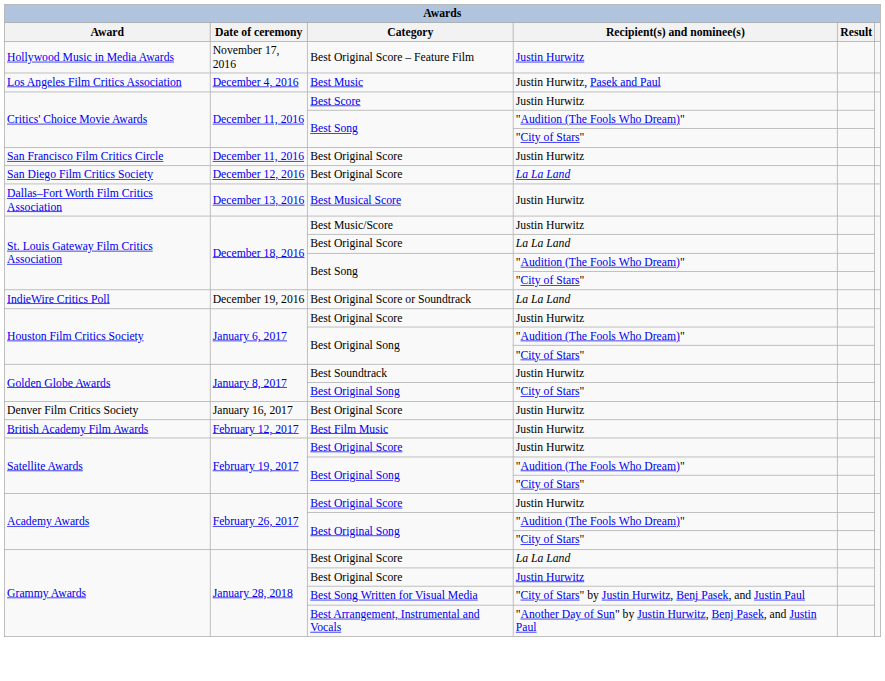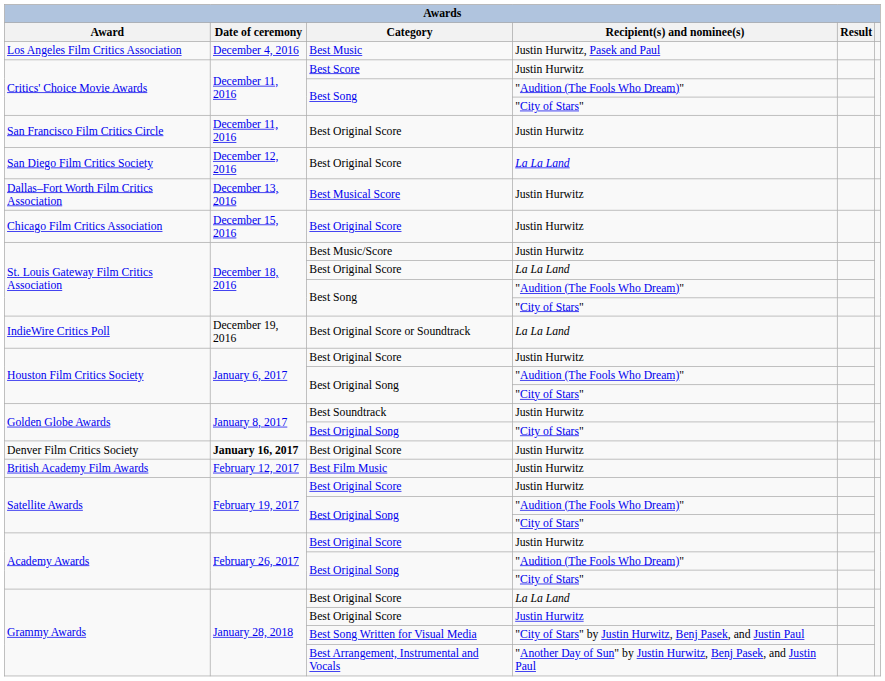- row: (91, 57)
+ row: (85, 226)
(253, 410) normal -> (256, 449) bold
